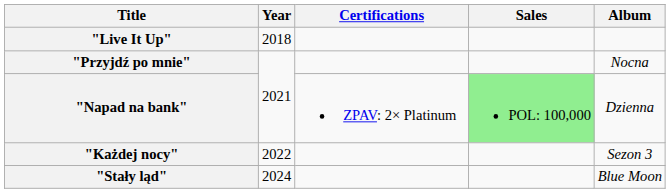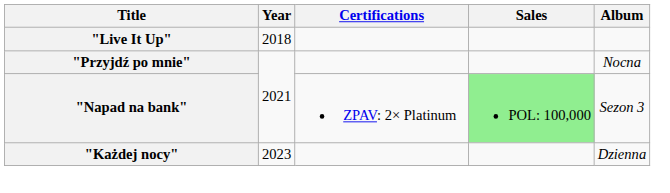(630, 108) Dzienna -> (622, 108) Sezon 3
(277, 153) 2022 -> (277, 153) 2023
(630, 153) Sezon 3 -> (622, 153) Dzienna
- row: (132, 177)
